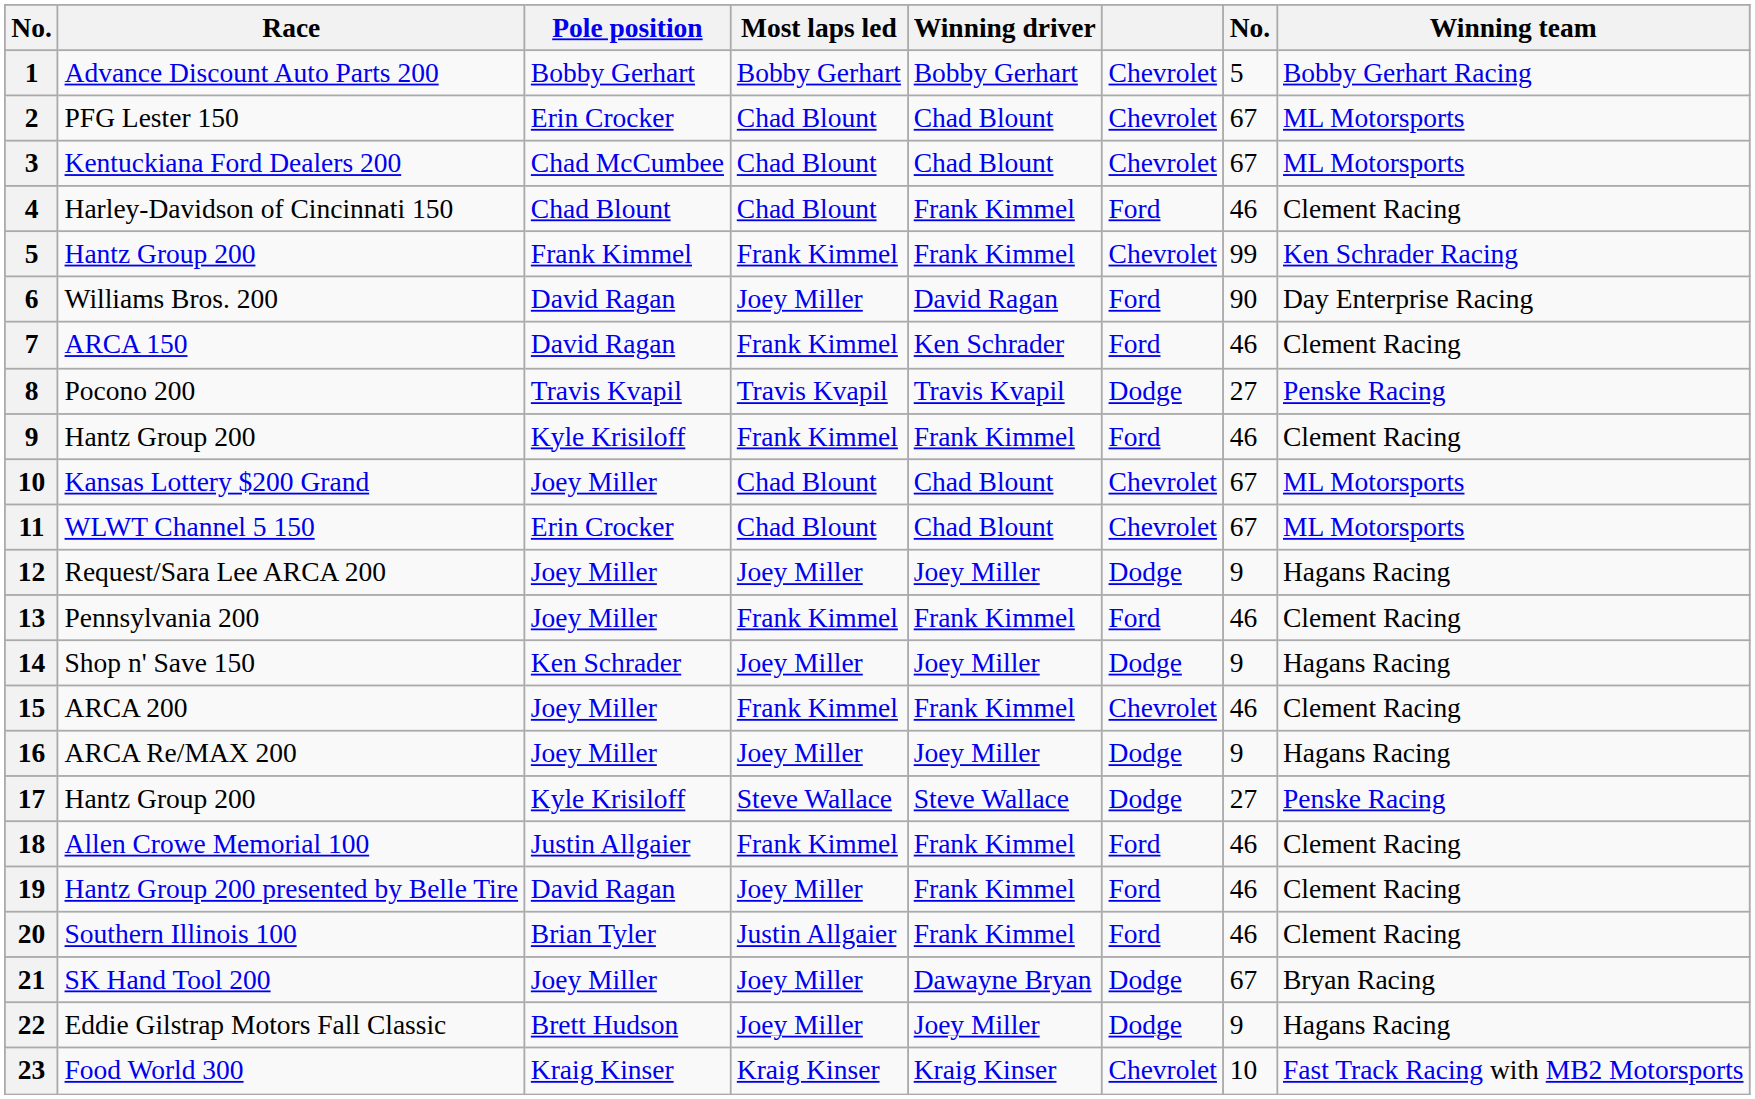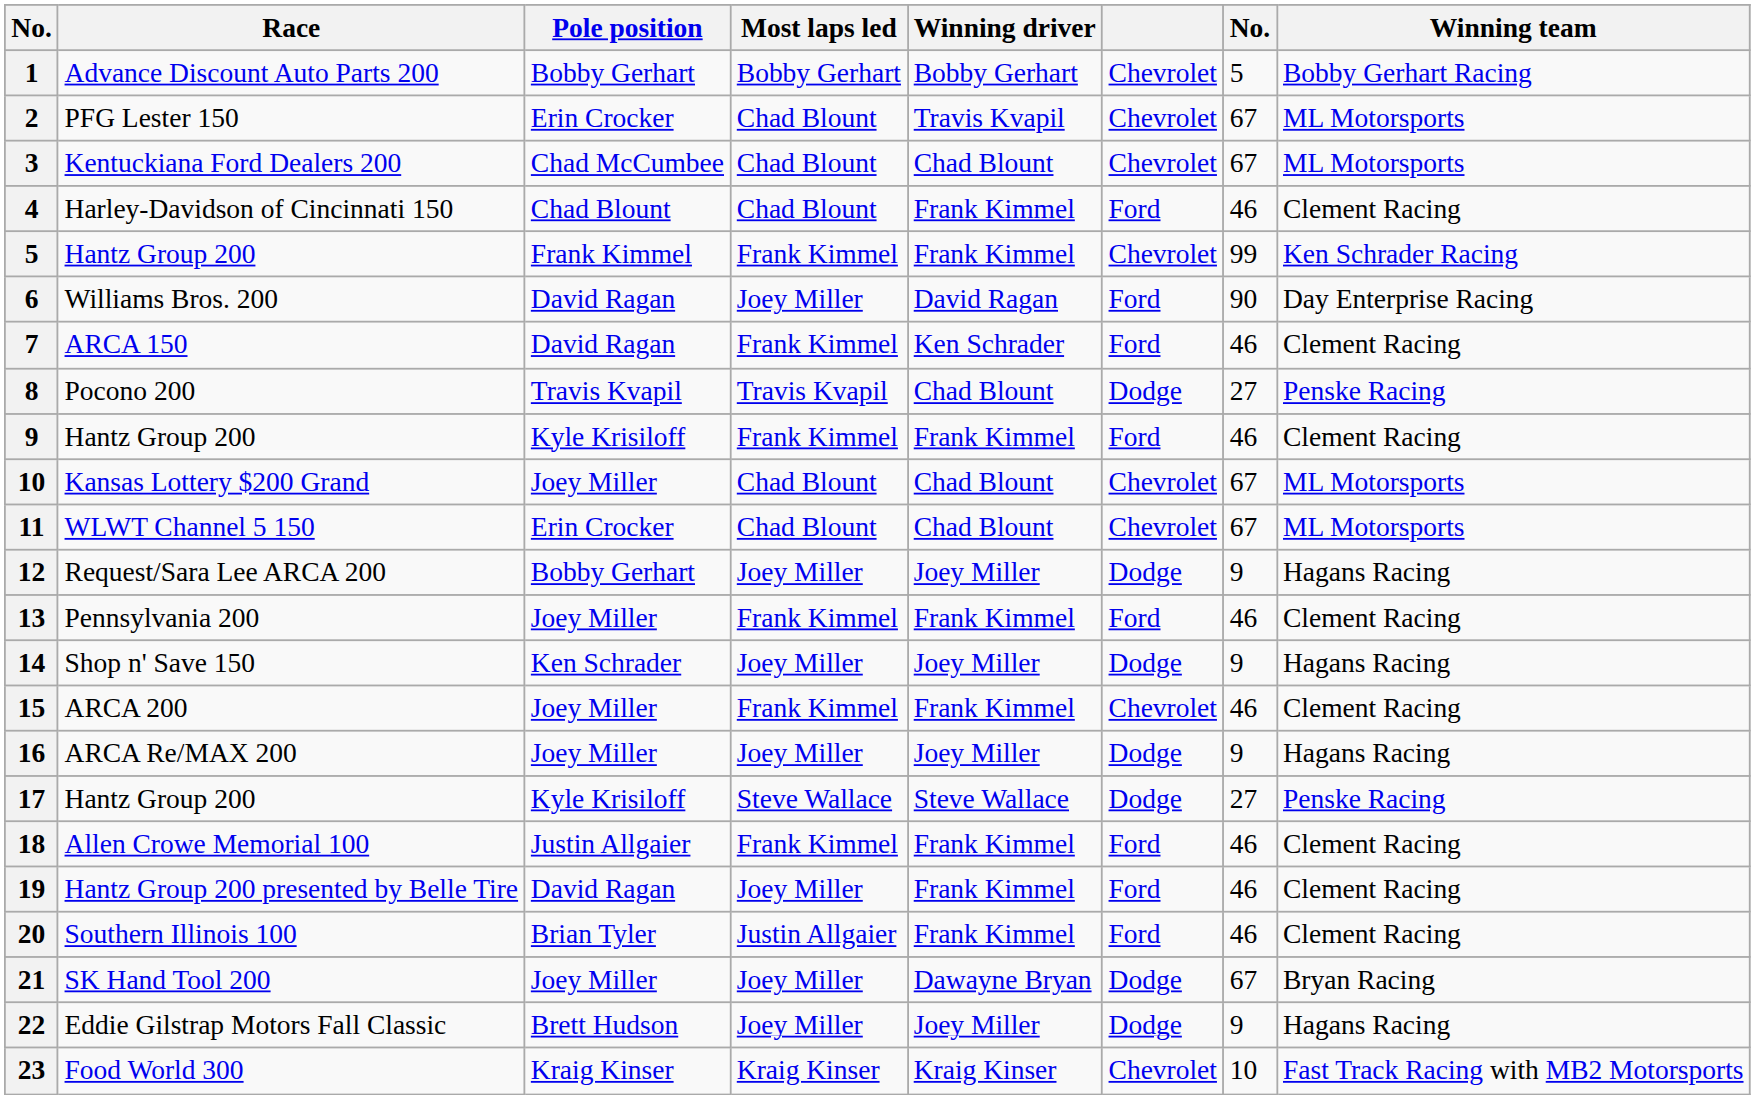(984, 118) Chad Blount -> (989, 118) Travis Kvapil
(989, 390) Travis Kvapil -> (984, 390) Chad Blount
(594, 571) Joey Miller -> (613, 571) Bobby Gerhart
